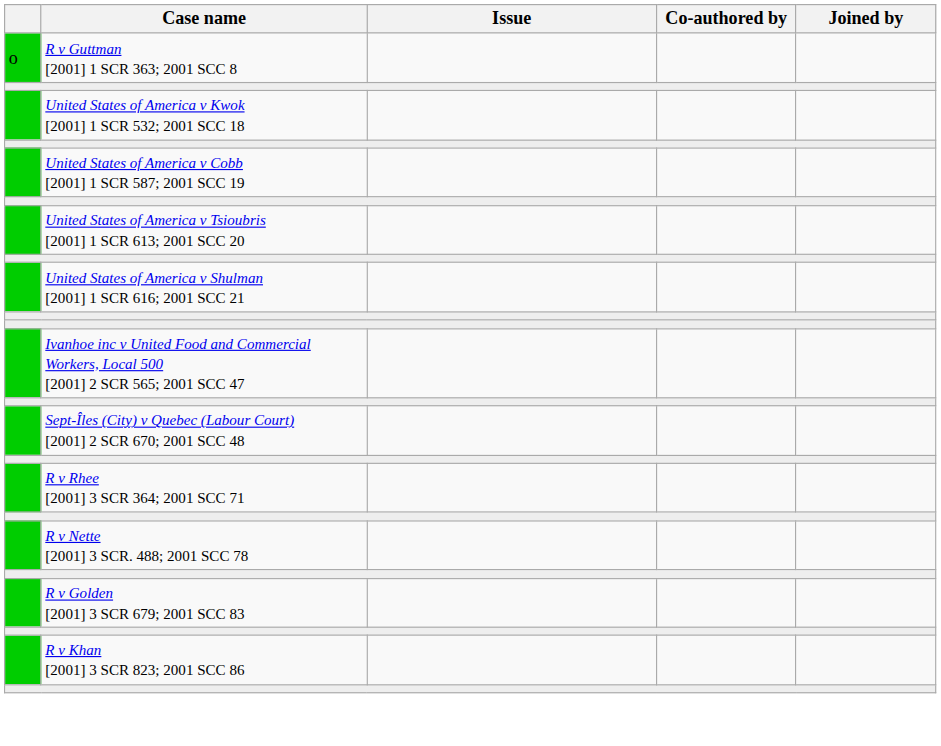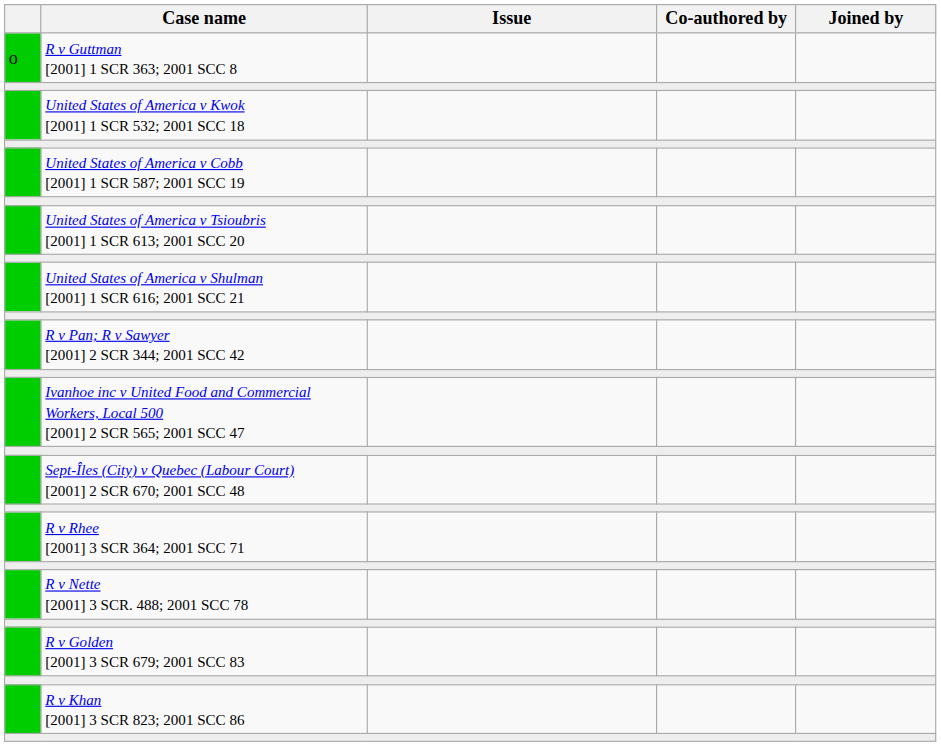+ row: (23, 344)
